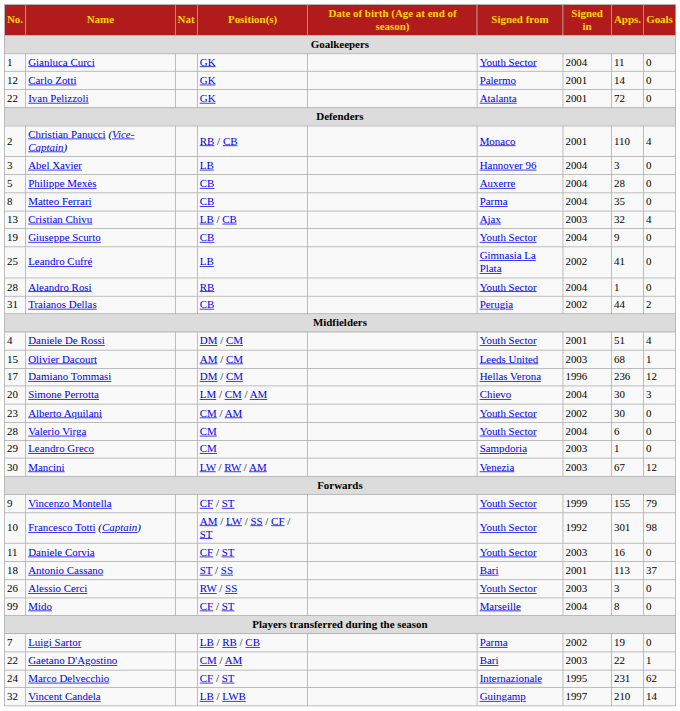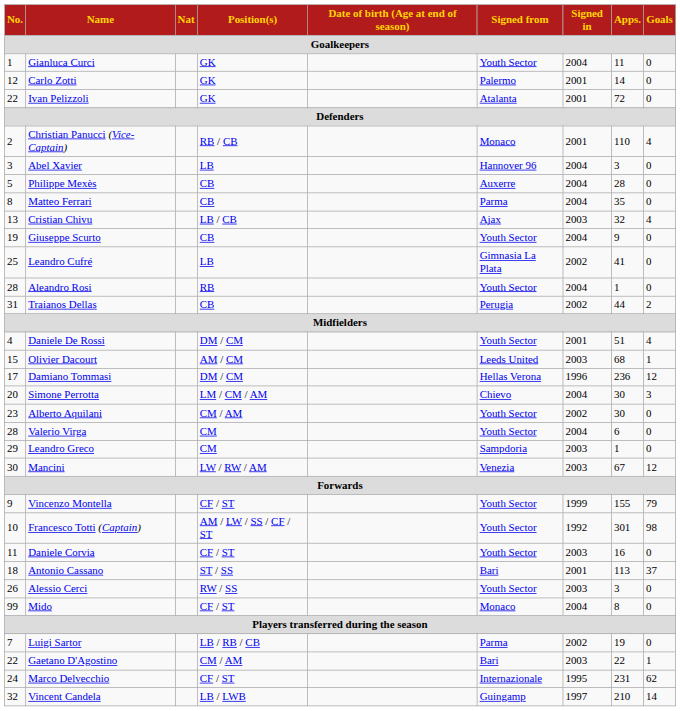(500, 607) Marseille -> (498, 607) Monaco
